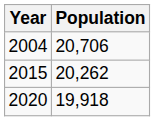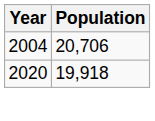- row: (28, 73)
